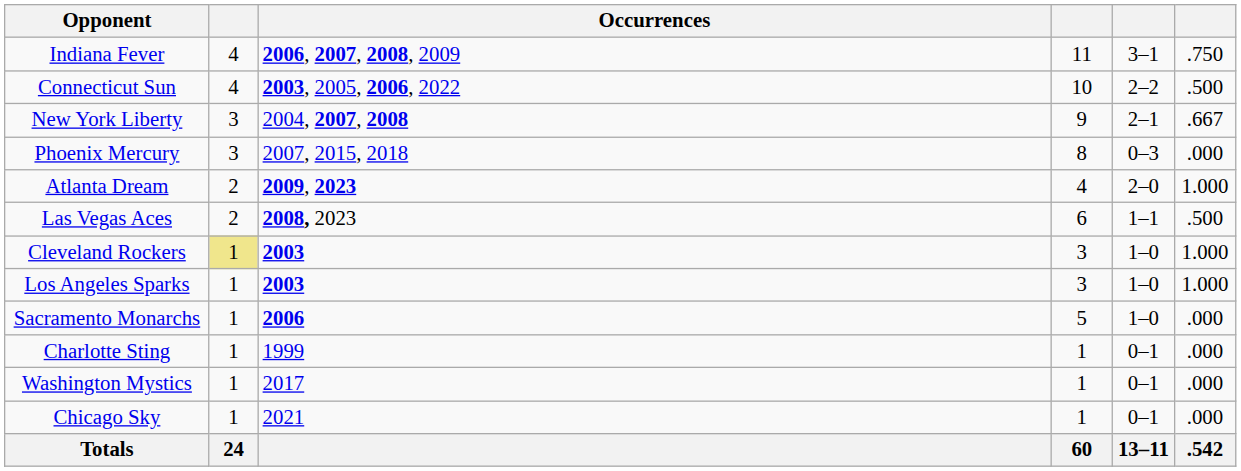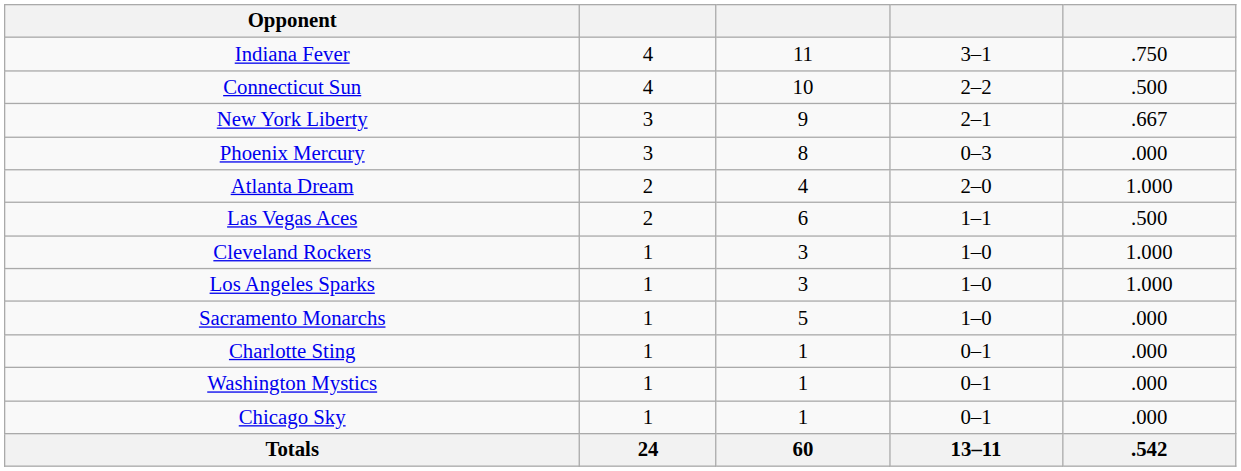- column: (654, 20)
(234, 251) khaki background -> (648, 251) no background
